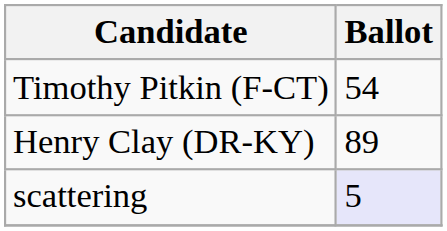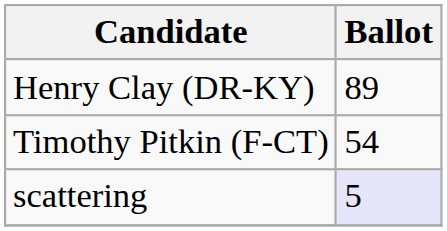rows swapped: (164, 141) <-> (171, 86)
